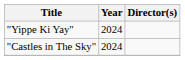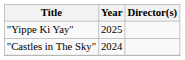(112, 30) 2024 -> (112, 30) 2025
